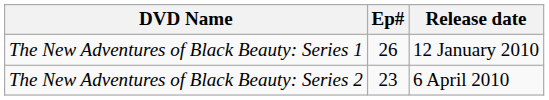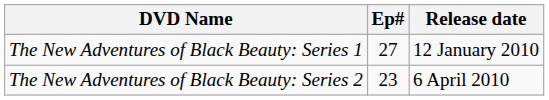(388, 49) 26 -> (388, 49) 27
